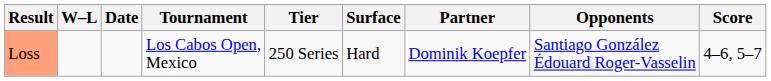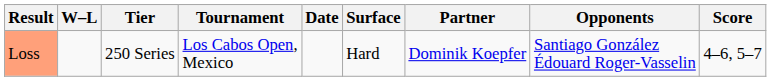columns swapped: (122, 17) <-> (304, 17)
